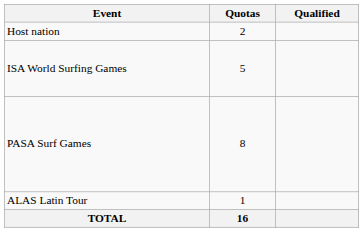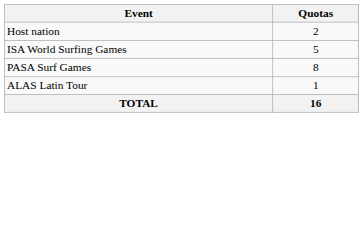- column: (317, 13)
